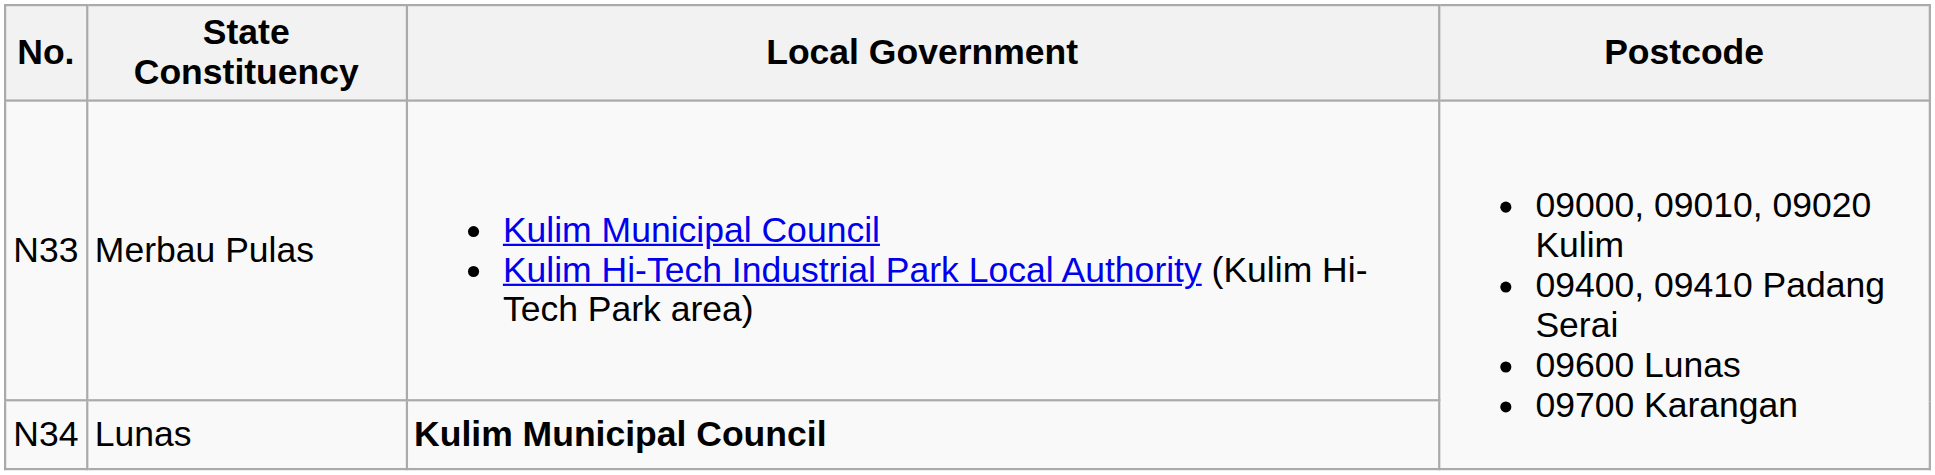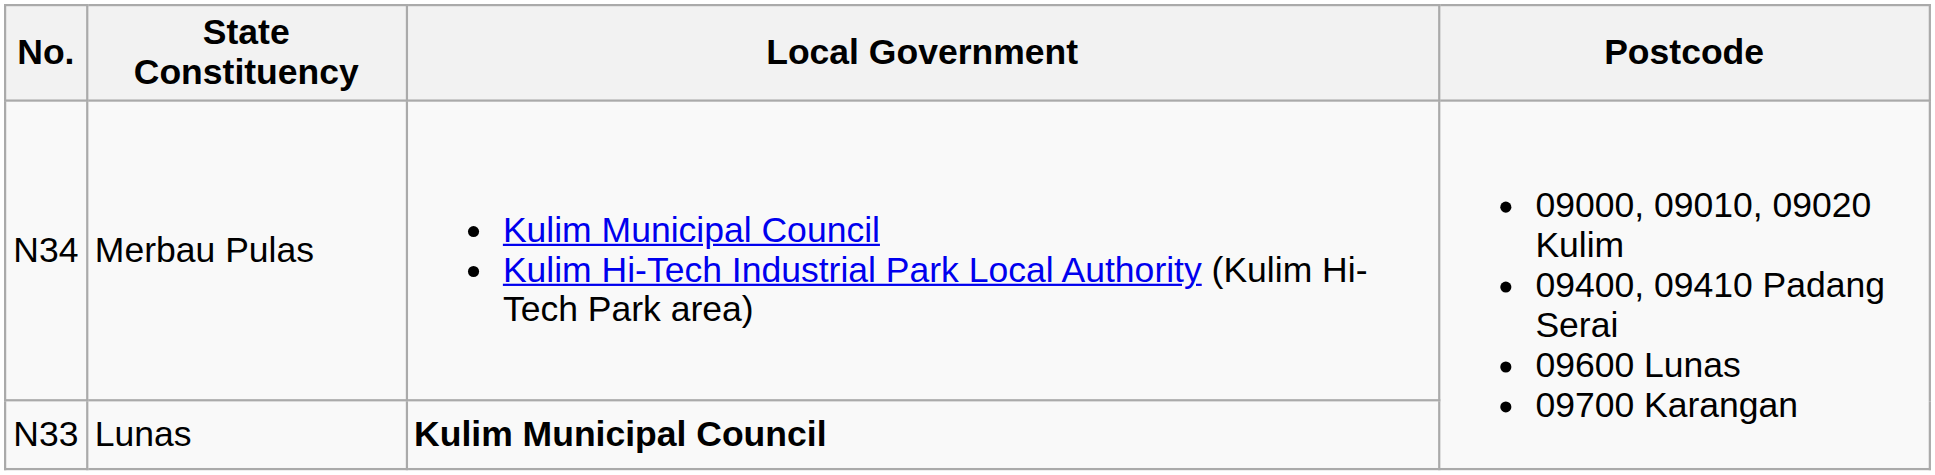(46, 250) N33 -> (46, 250) N34
(46, 433) N34 -> (46, 433) N33
